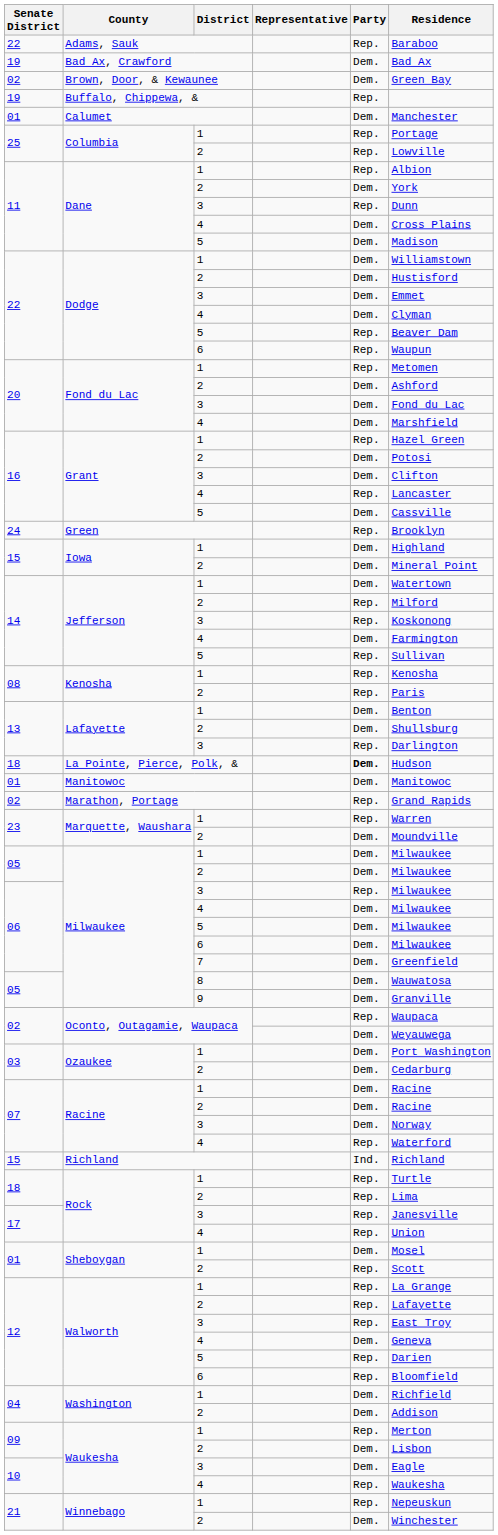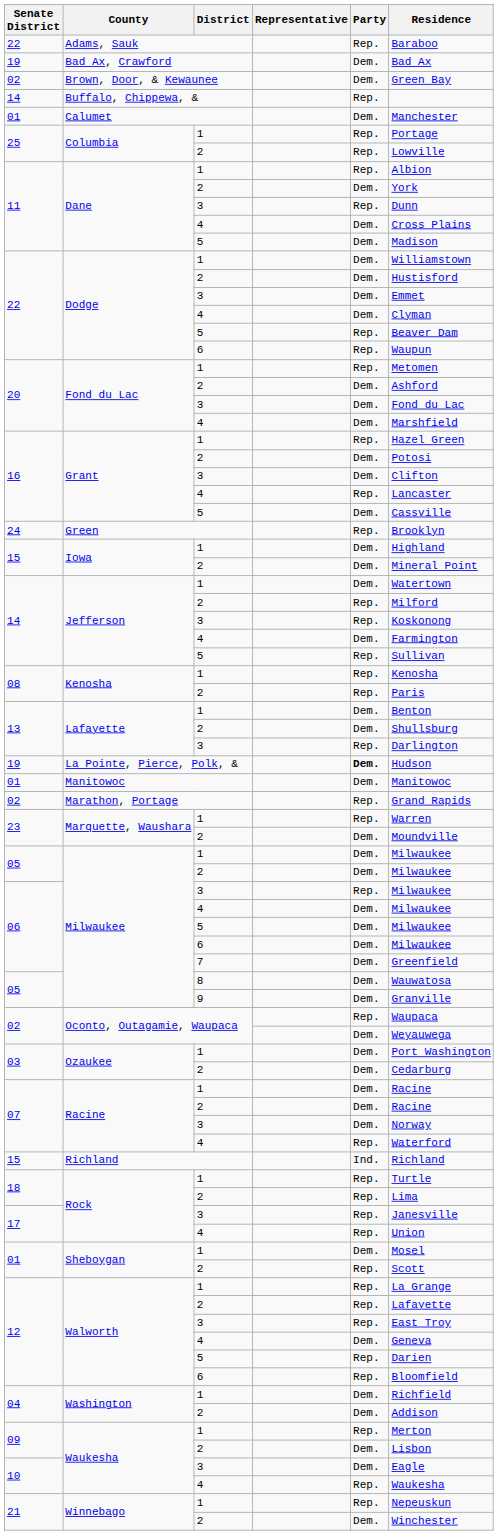(14, 98) 19 -> (14, 98) 14
(14, 765) 18 -> (14, 765) 19
